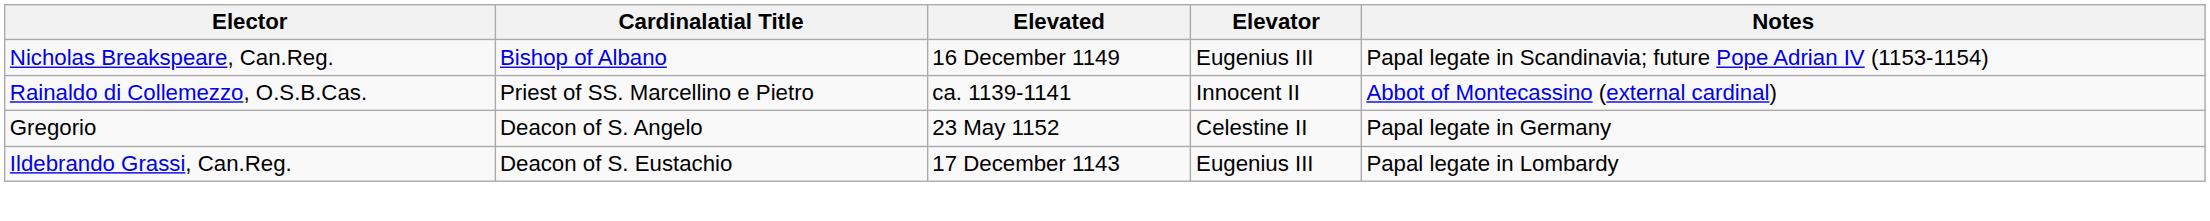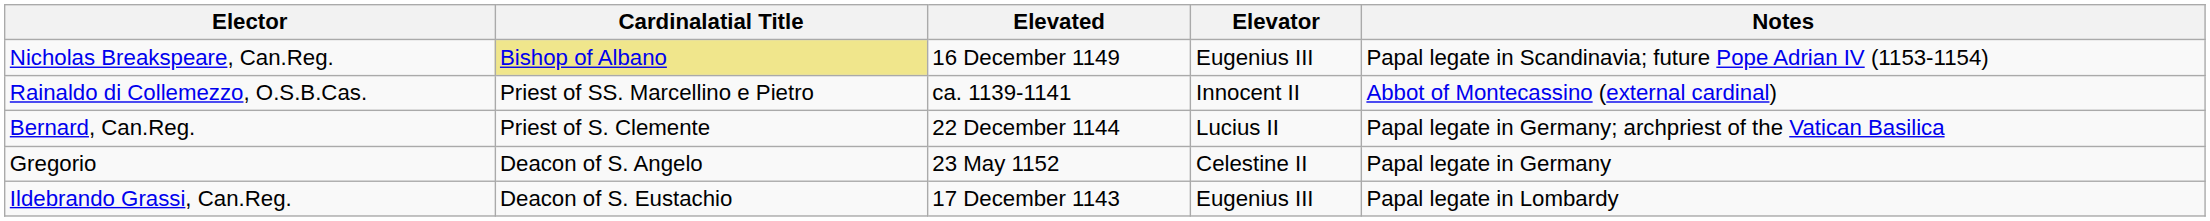(583, 57) no background -> (583, 57) khaki background
+ row: (103, 127)
